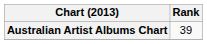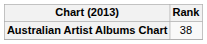(186, 30) 39 -> (186, 30) 38
